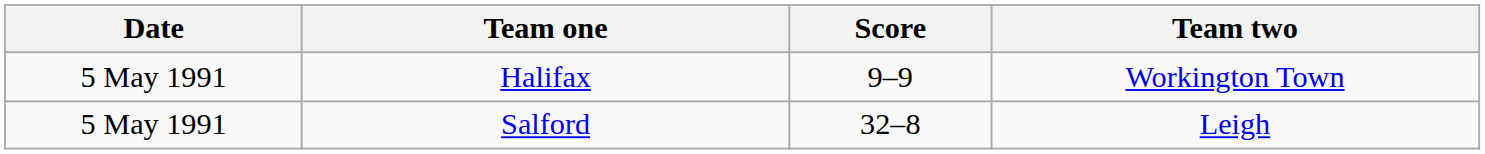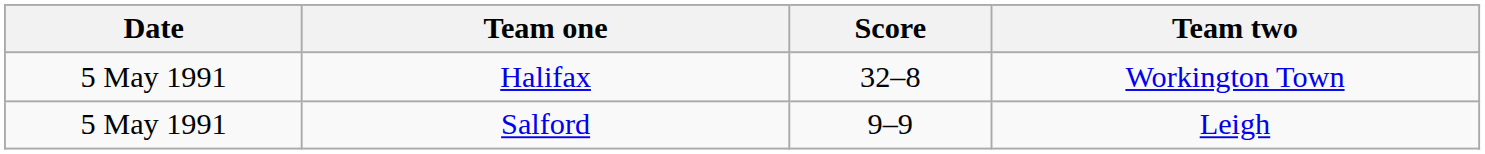(890, 76) 9–9 -> (890, 76) 32–8
(890, 124) 32–8 -> (890, 124) 9–9
